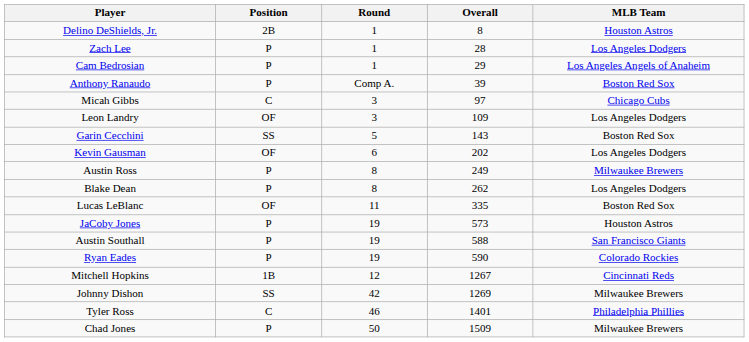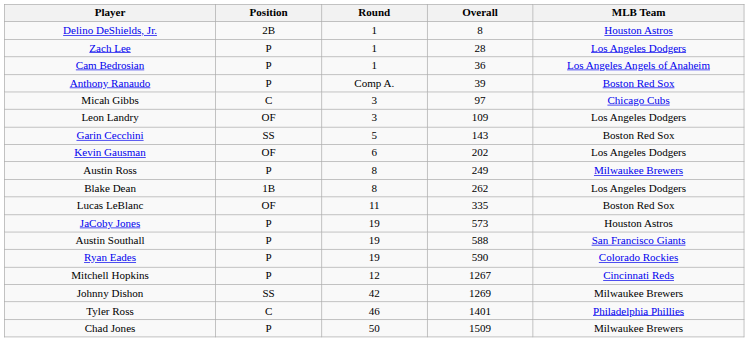(480, 65) 29 -> (480, 65) 36
(269, 188) P -> (269, 188) 1B
(269, 275) 1B -> (269, 275) P
